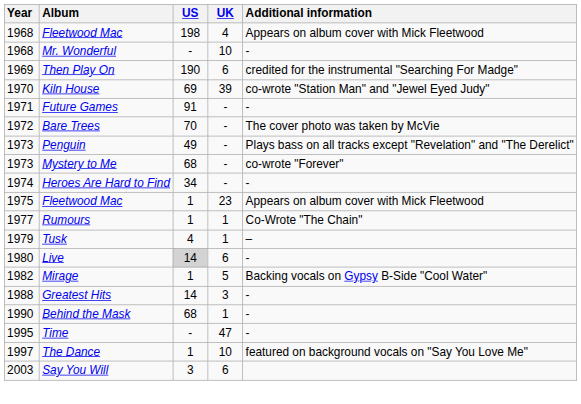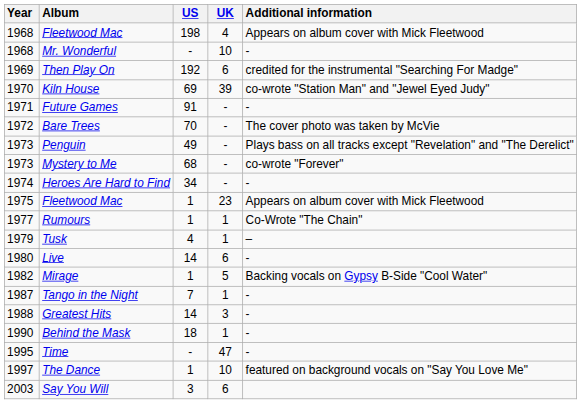(190, 70) 190 -> (190, 70) 192
(190, 257) lightgrey background -> (190, 257) no background
+ row: (20, 295)
(190, 314) 68 -> (190, 333) 18
